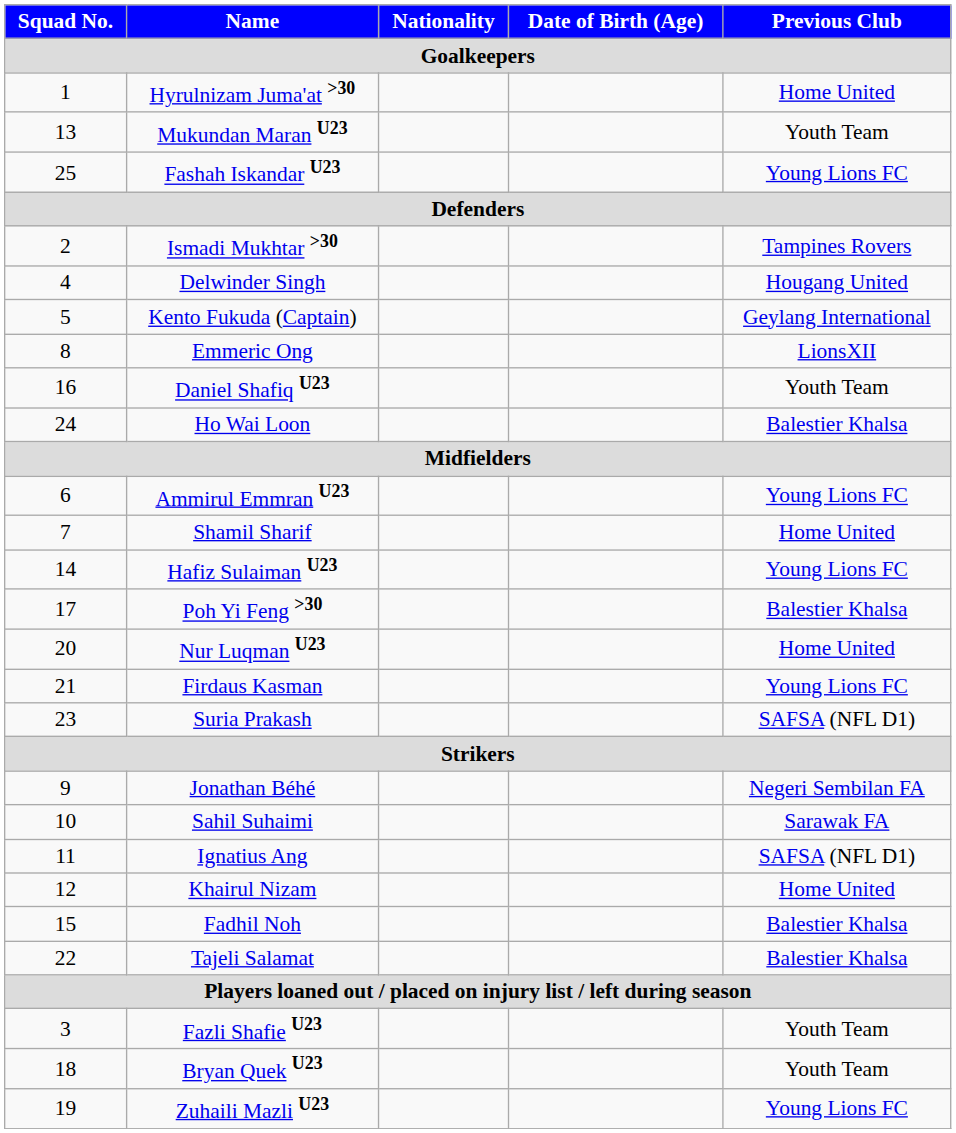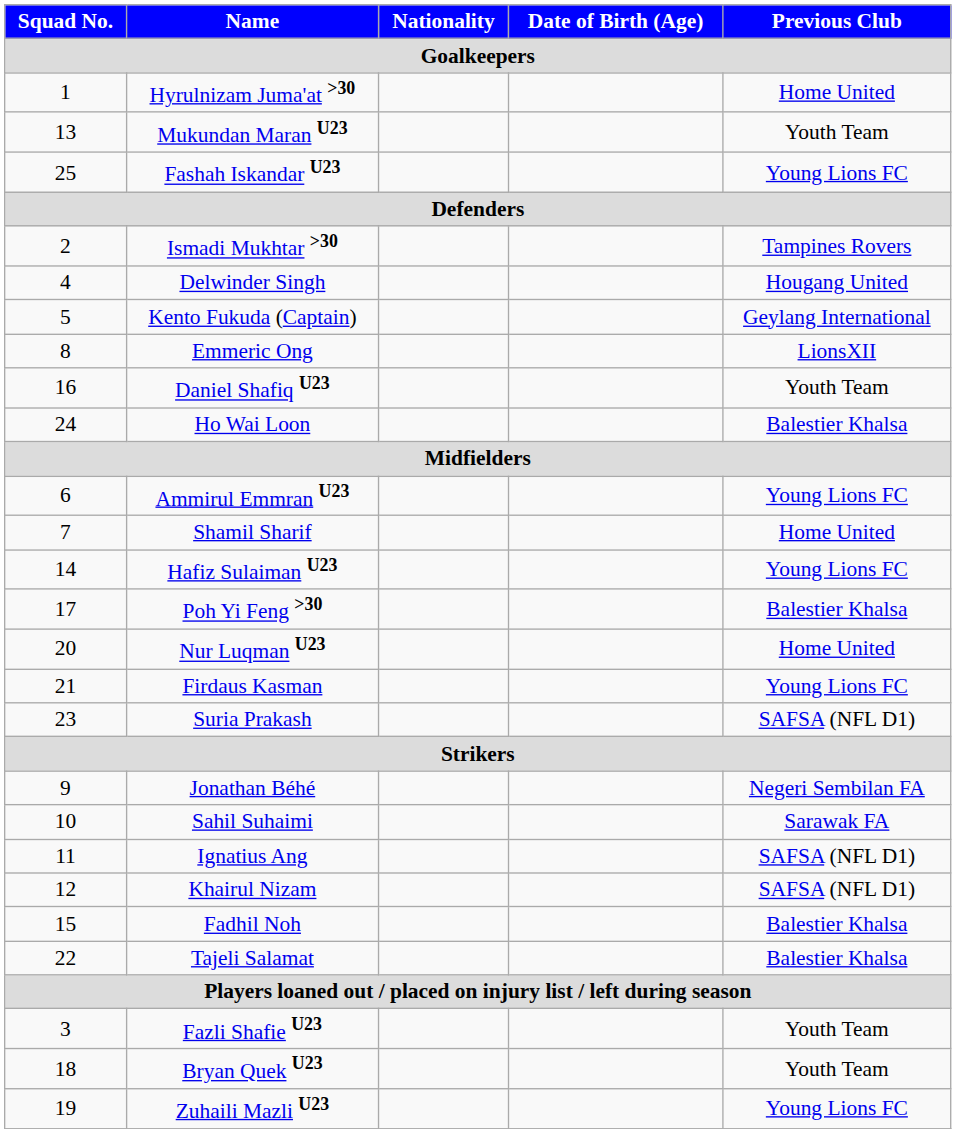(837, 889) Home United -> (837, 889) SAFSA (NFL D1)
